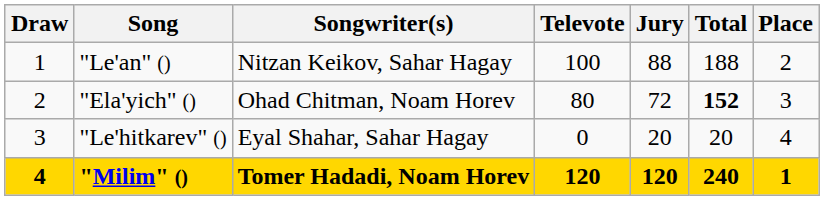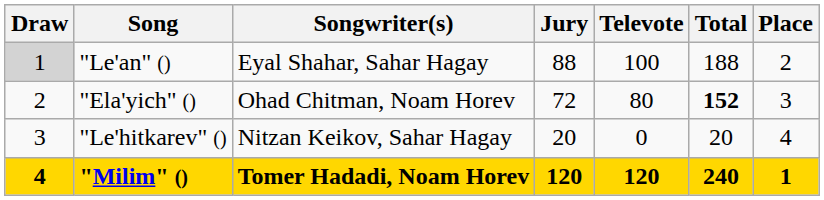columns swapped: (660, 23) <-> (582, 23)
(40, 61) no background -> (40, 61) lightgrey background
(375, 61) Nitzan Keikov, Sahar Hagay -> (363, 61) Eyal Shahar, Sahar Hagay
(363, 137) Eyal Shahar, Sahar Hagay -> (375, 137) Nitzan Keikov, Sahar Hagay
